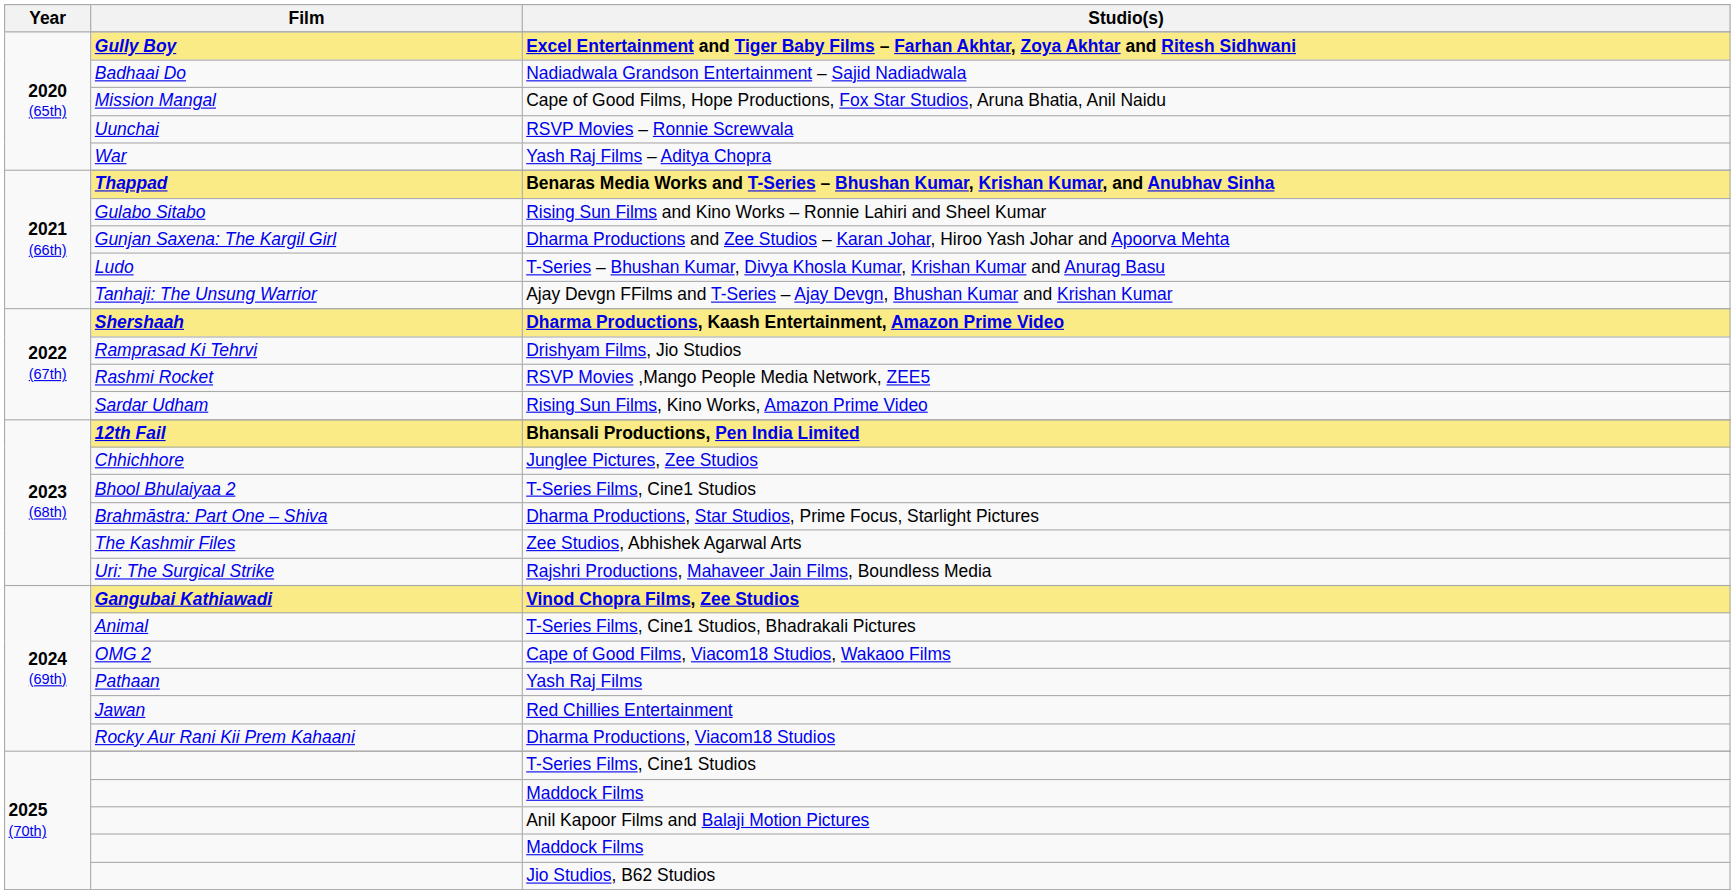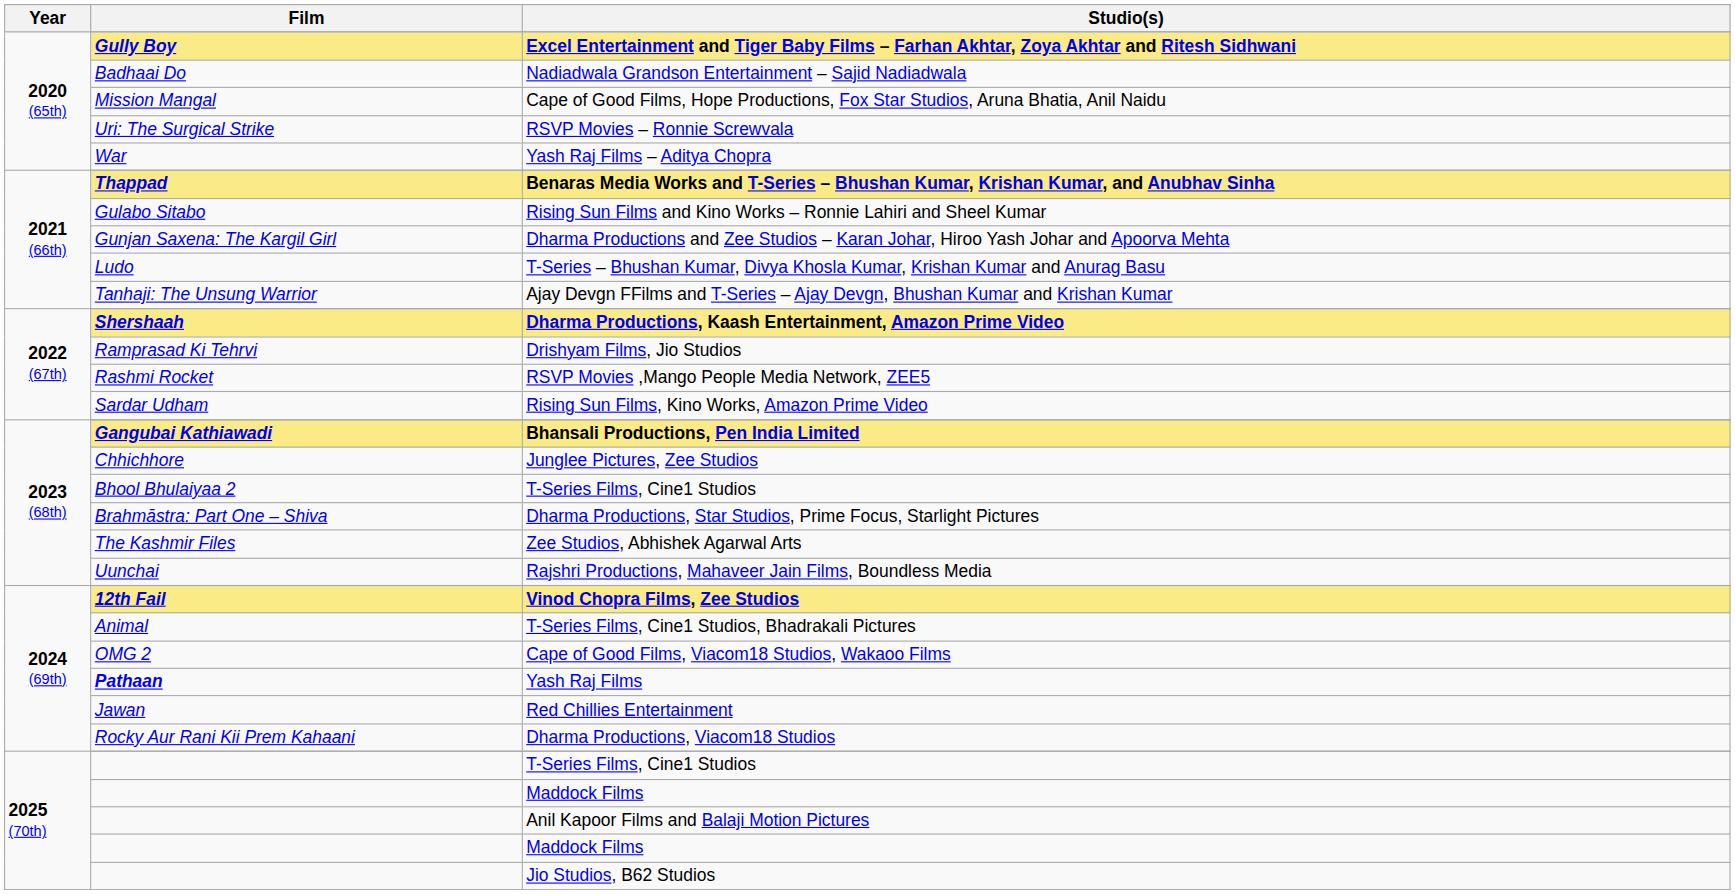(127, 128) Uunchai -> (184, 128) Uri: The Surgical Strike
(130, 433) 12th Fail -> (183, 433) Gangubai Kathiawadi
(184, 571) Uri: The Surgical Strike -> (127, 571) Uunchai
(183, 599) Gangubai Kathiawadi -> (130, 599) 12th Fail
(127, 682) normal -> (129, 682) bold
